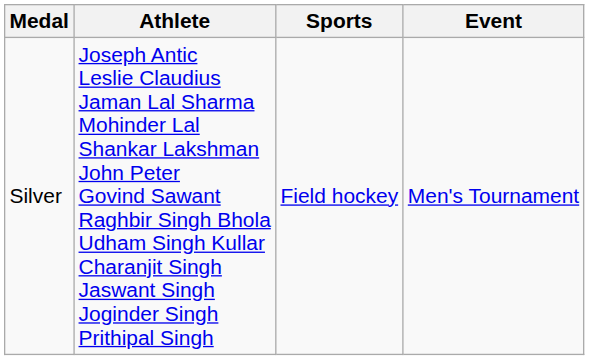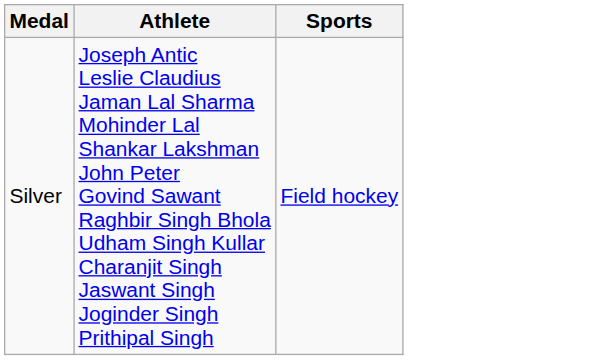- column: (493, 21)
